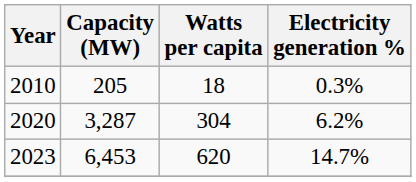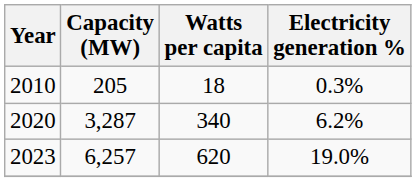(214, 120) 304 -> (214, 120) 340
(110, 157) 6,453 -> (110, 157) 6,257
(340, 157) 14.7% -> (340, 157) 19.0%
